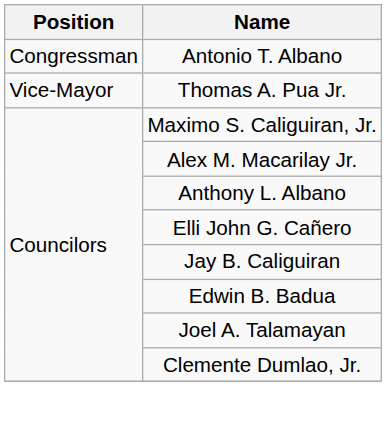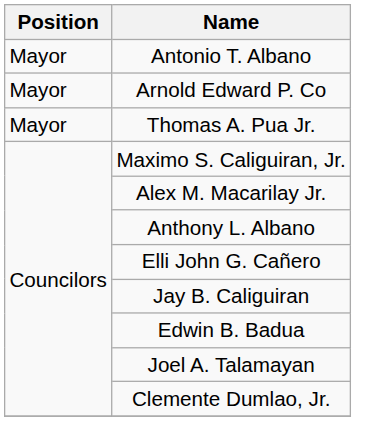(74, 56) Congressman -> (38, 56) Mayor
+ row: (231, 90)
(61, 90) Vice-Mayor -> (38, 125) Mayor
